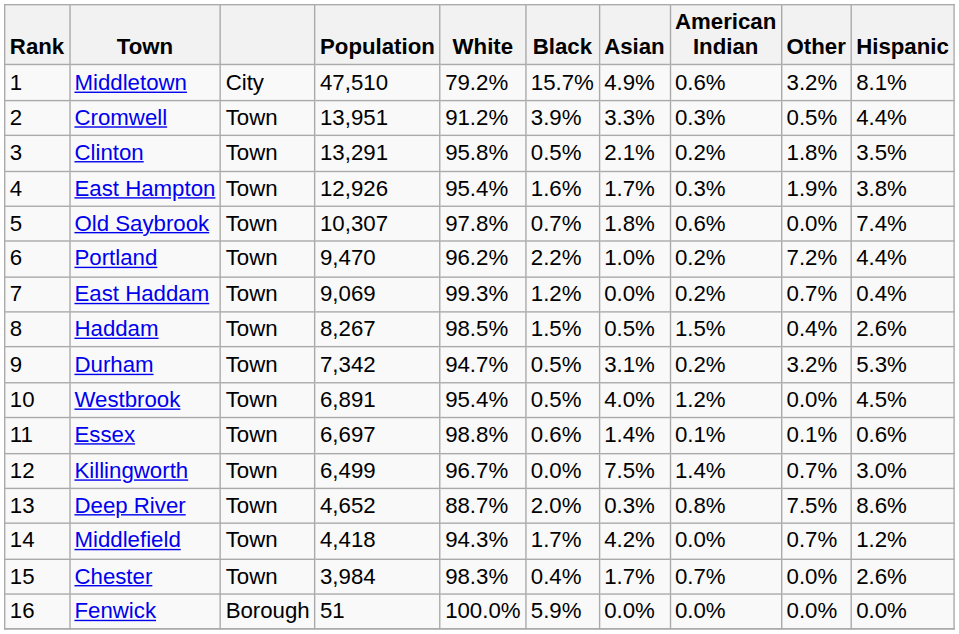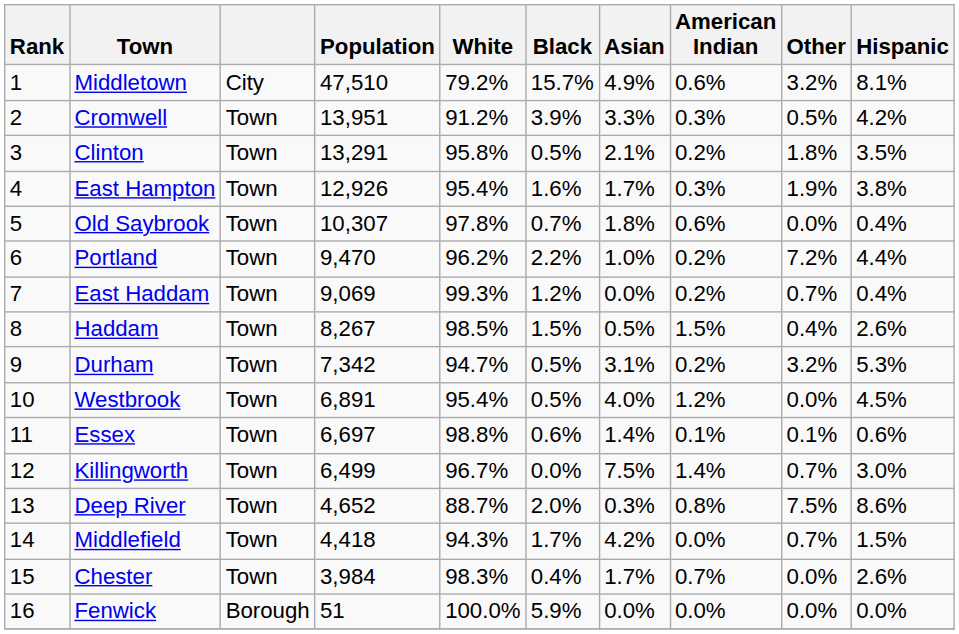(881, 117) 4.4% -> (881, 117) 4.2%
(881, 223) 7.4% -> (881, 223) 0.4%
(881, 540) 1.2% -> (881, 540) 1.5%
